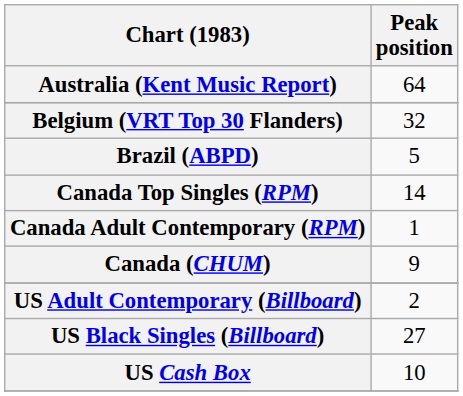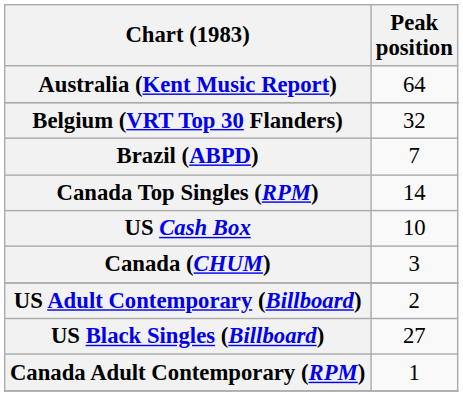(414, 156) 5 -> (414, 156) 7
rows swapped: (188, 228) <-> (188, 372)
(414, 264) 9 -> (414, 264) 3
